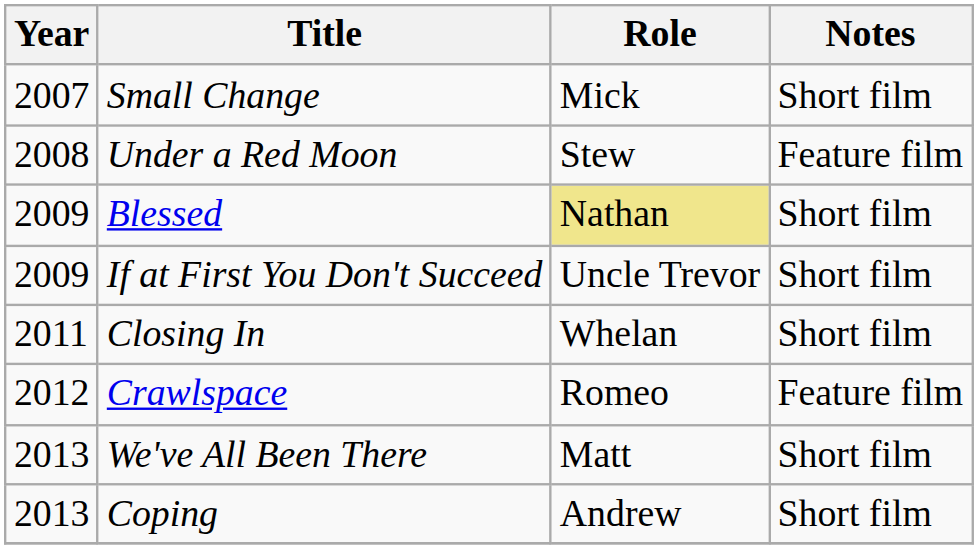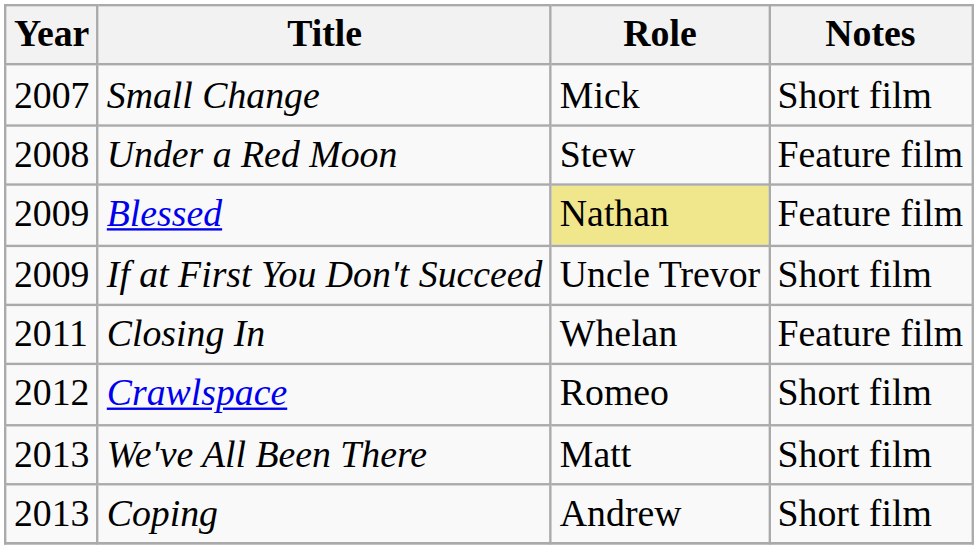(855, 214) Short film -> (870, 214) Feature film
(855, 333) Short film -> (870, 333) Feature film
(870, 393) Feature film -> (855, 393) Short film
